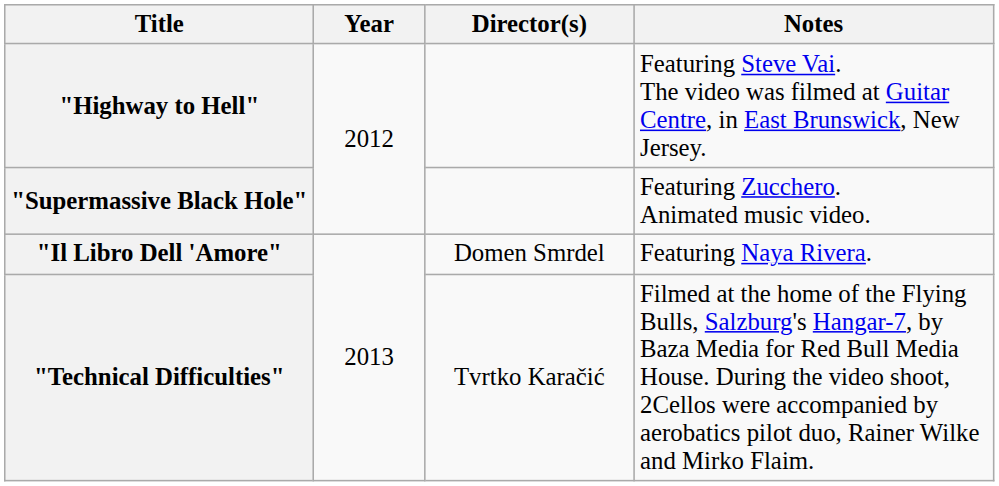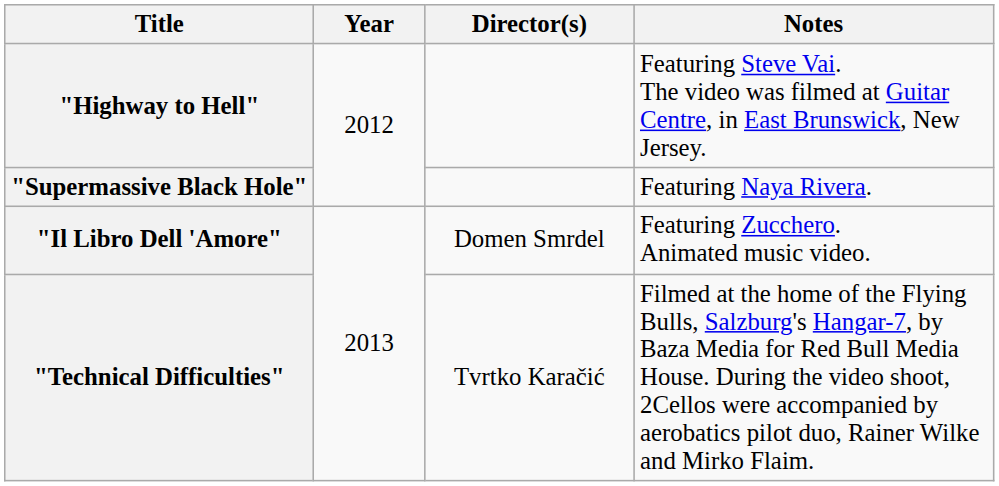(755, 200) Featuring Zucchero. Animated music video. -> (756, 186) Featuring Naya Rivera.
(756, 253) Featuring Naya Rivera. -> (755, 239) Featuring Zucchero. Animated music video.
